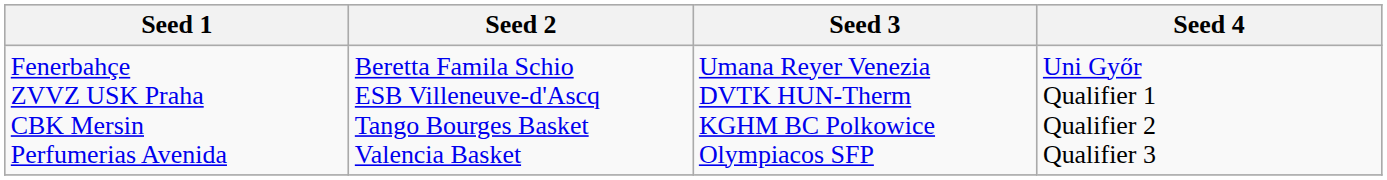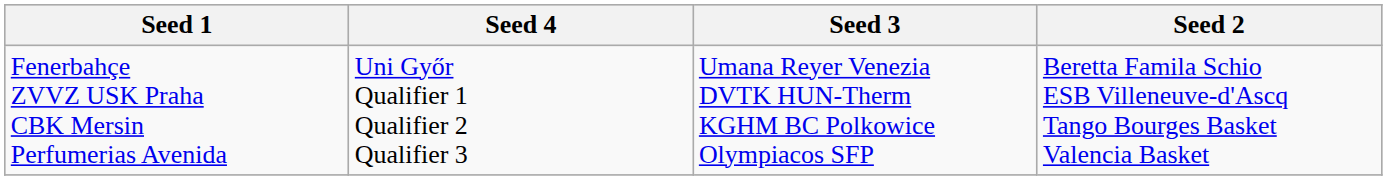columns swapped: (521, 25) <-> (1209, 25)
